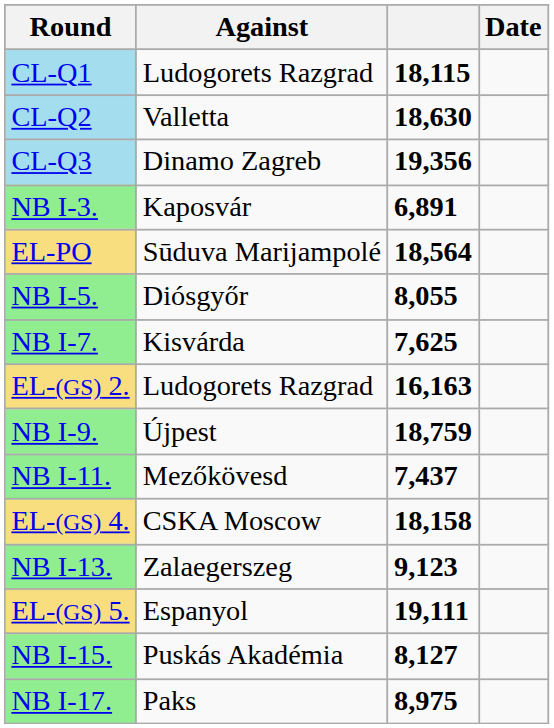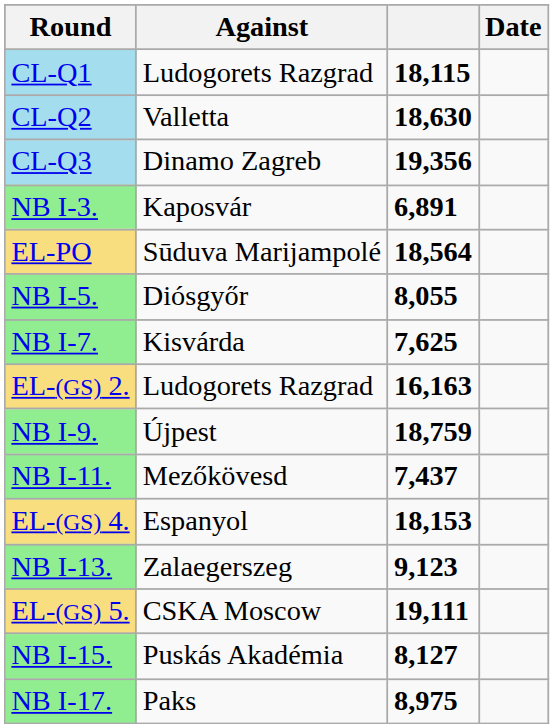(232, 521) CSKA Moscow -> (195, 521) Espanyol
(433, 521) 18,158 -> (433, 521) 18,153
(195, 610) Espanyol -> (232, 610) CSKA Moscow
